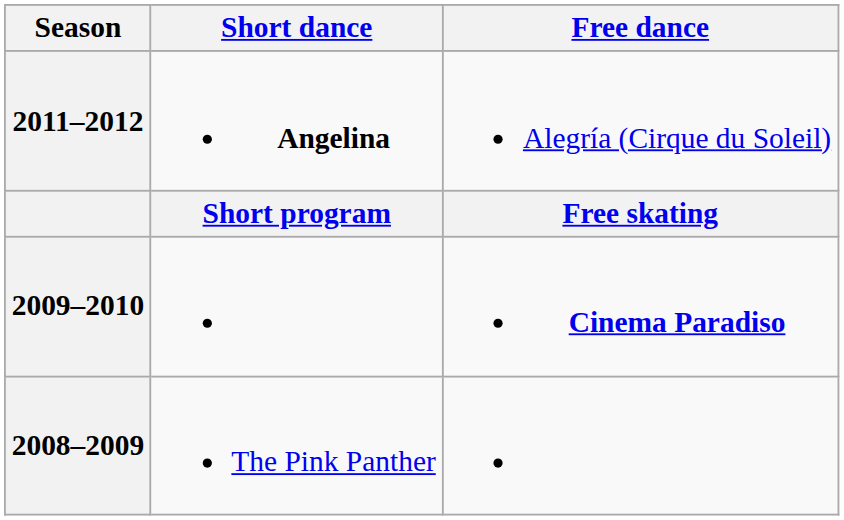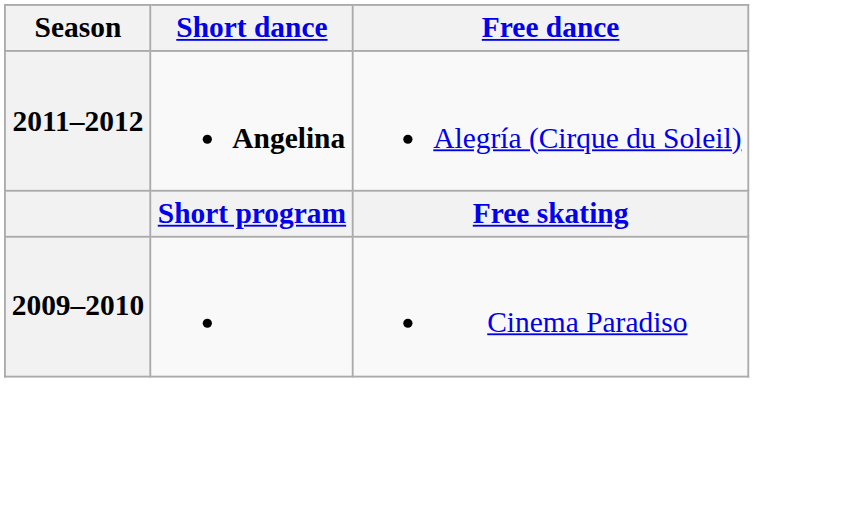(640, 323) bold -> (551, 323) normal
- row: (78, 444)
